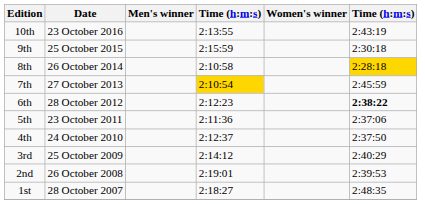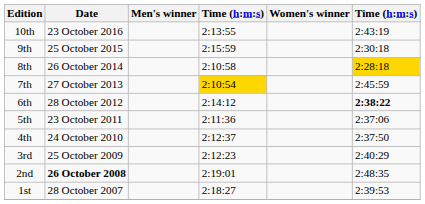(216, 102) 2:12:23 -> (219, 102) 2:14:12
(216, 155) 2:14:12 -> (219, 155) 2:12:23
(85, 173) normal -> (87, 173) bold
(369, 173) 2:39:53 -> (372, 173) 2:48:35
(369, 191) 2:48:35 -> (372, 191) 2:39:53
